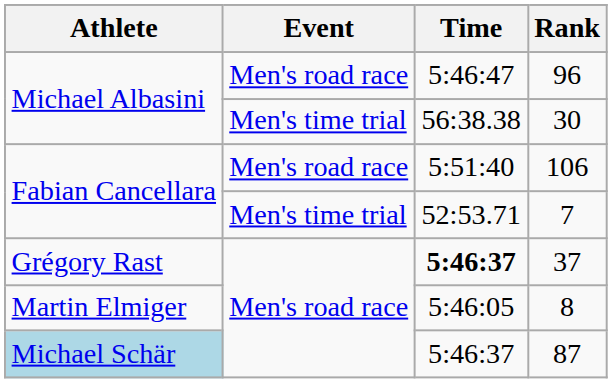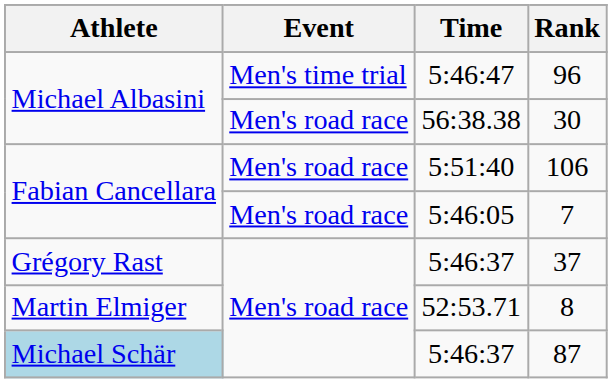(319, 74) Men's road race -> (318, 74) Men's time trial
(318, 121) Men's time trial -> (319, 121) Men's road race
(318, 214) Men's time trial -> (319, 214) Men's road race
(471, 214) 52:53.71 -> (471, 214) 5:46:05
(471, 260) bold -> (471, 260) normal
(471, 307) 5:46:05 -> (471, 307) 52:53.71
